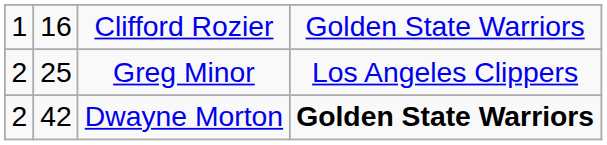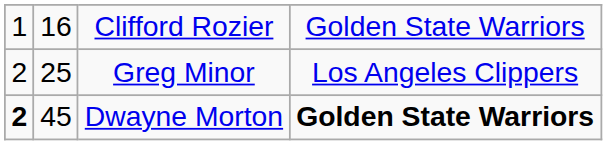(19, 116) normal -> (19, 116) bold
(56, 116) 42 -> (56, 116) 45
